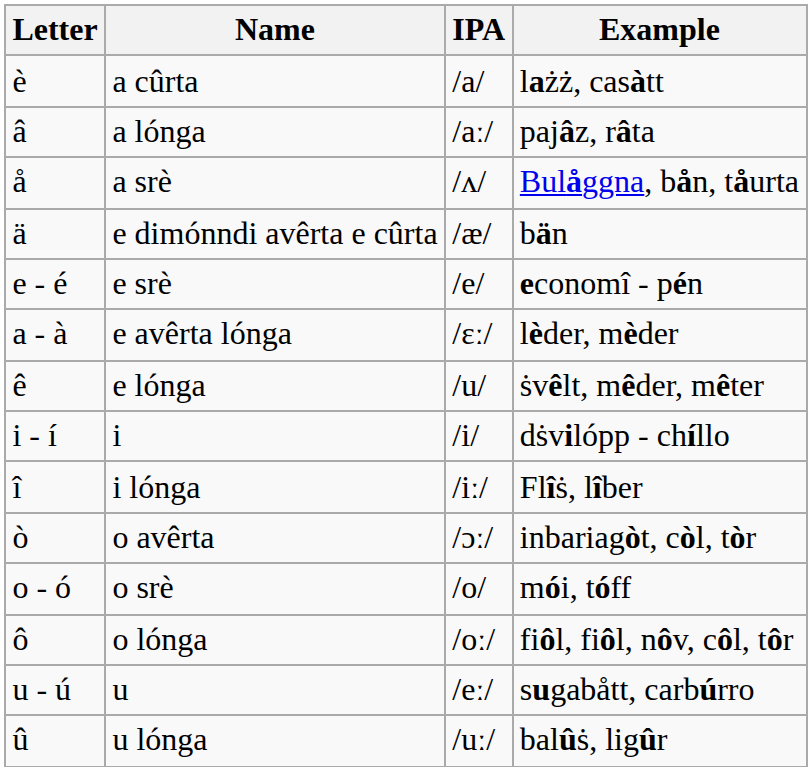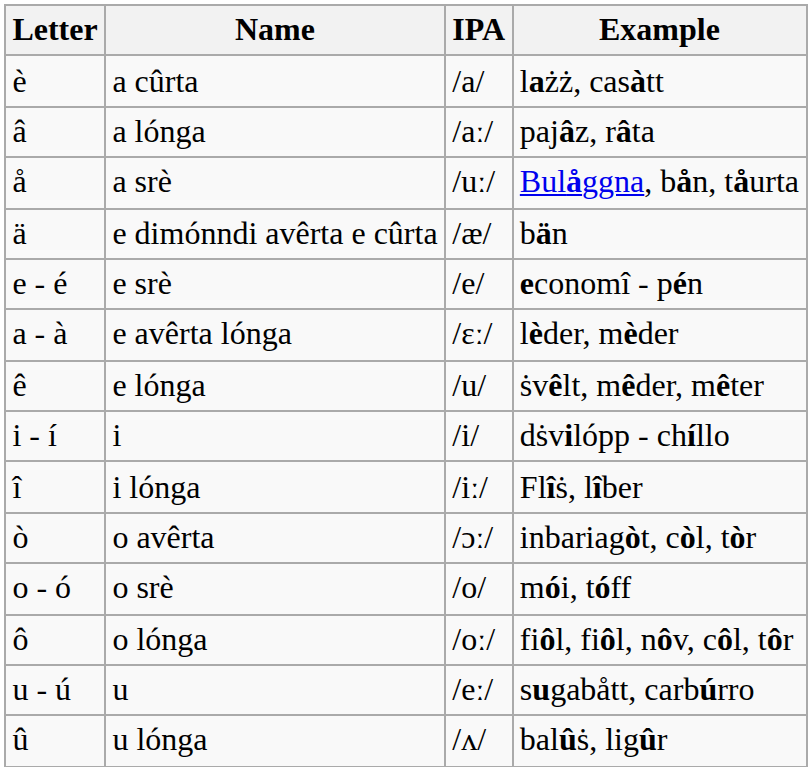(469, 182) /ʌ/ -> (474, 182) /uː/
(474, 740) /uː/ -> (469, 740) /ʌ/
